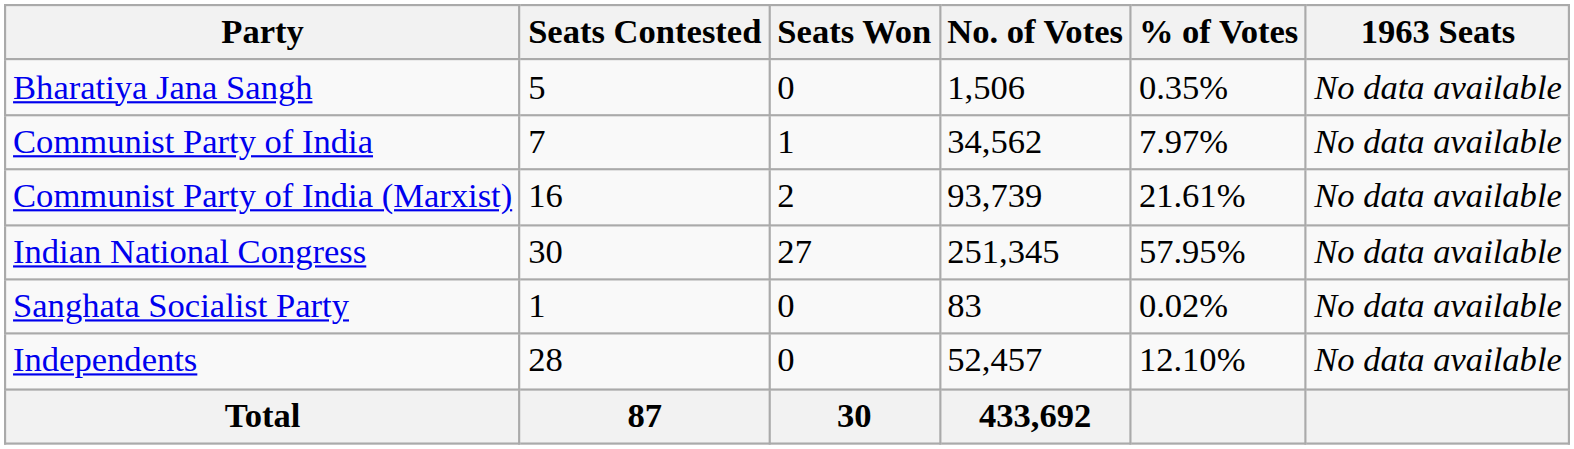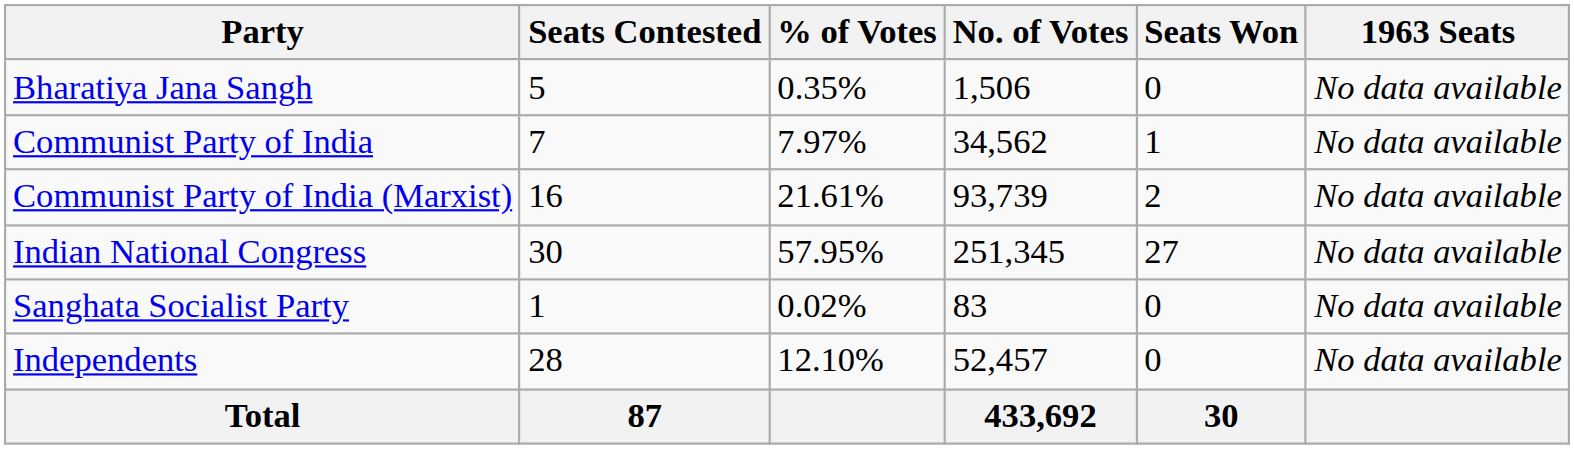columns swapped: (854, 31) <-> (1219, 31)
